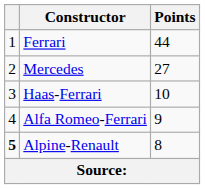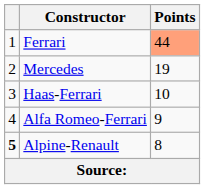(162, 42) no background -> (162, 42) lightsalmon background
(162, 68) 27 -> (162, 68) 19
